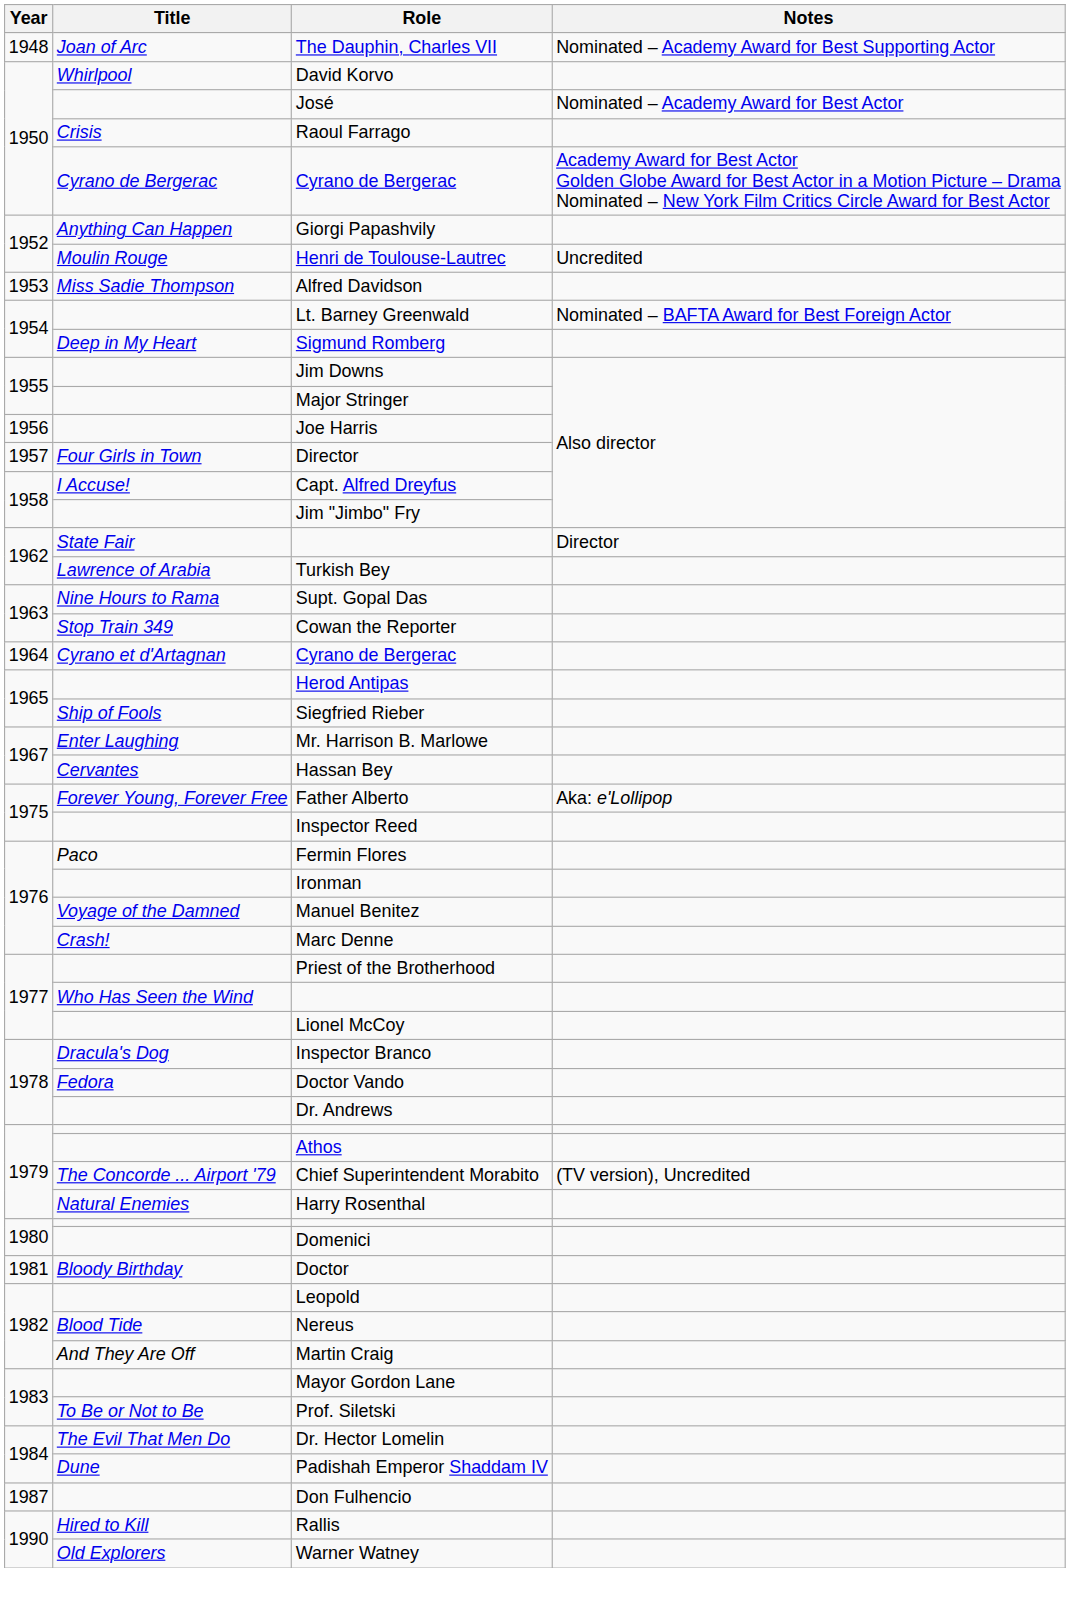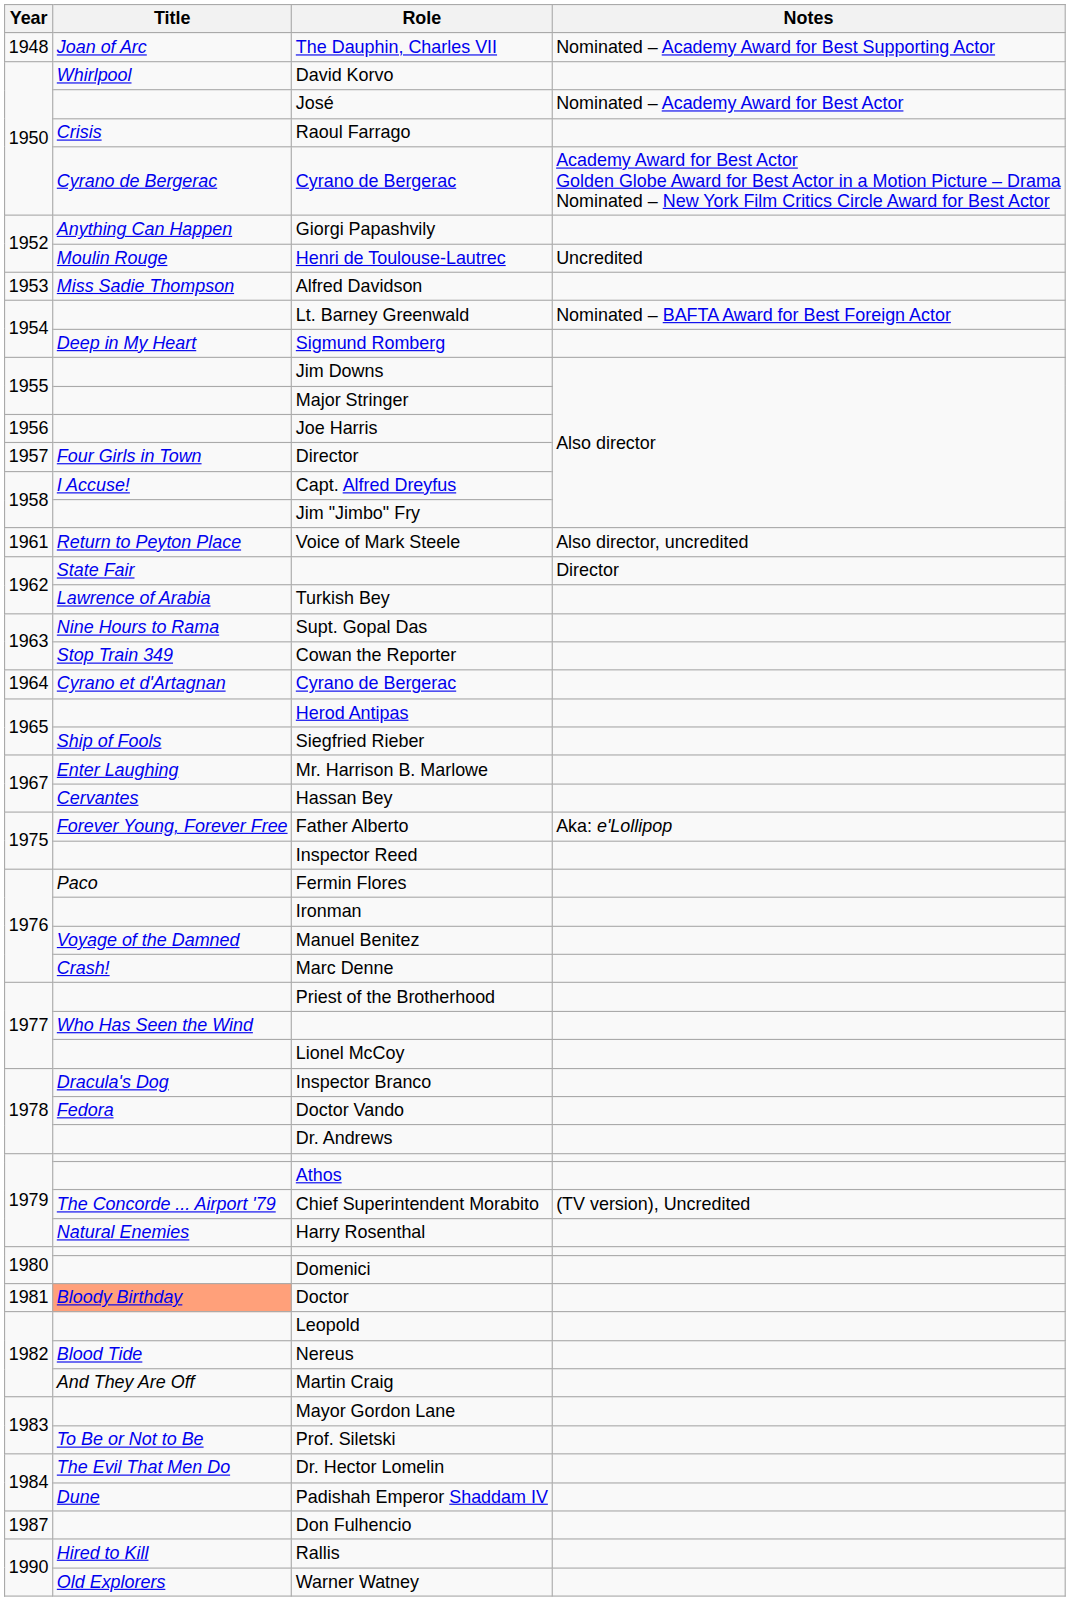+ row: (29, 542)
(120, 1269) no background -> (120, 1297) lightsalmon background
